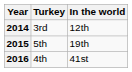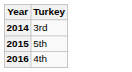- column: (97, 12)
